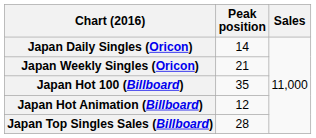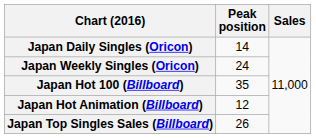(242, 66) 21 -> (242, 66) 24
(242, 124) 28 -> (242, 124) 26
